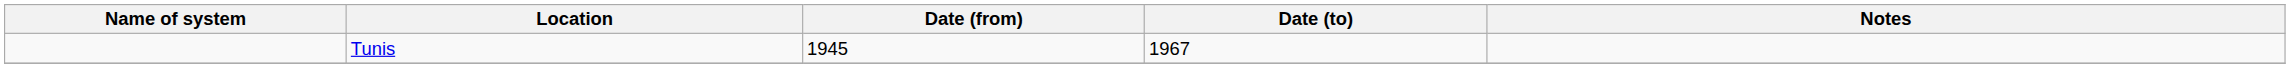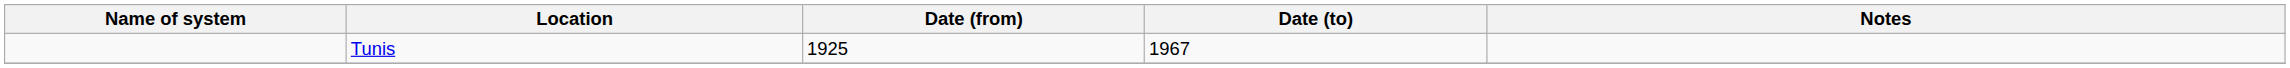(827, 48) 1945 -> (827, 48) 1925
